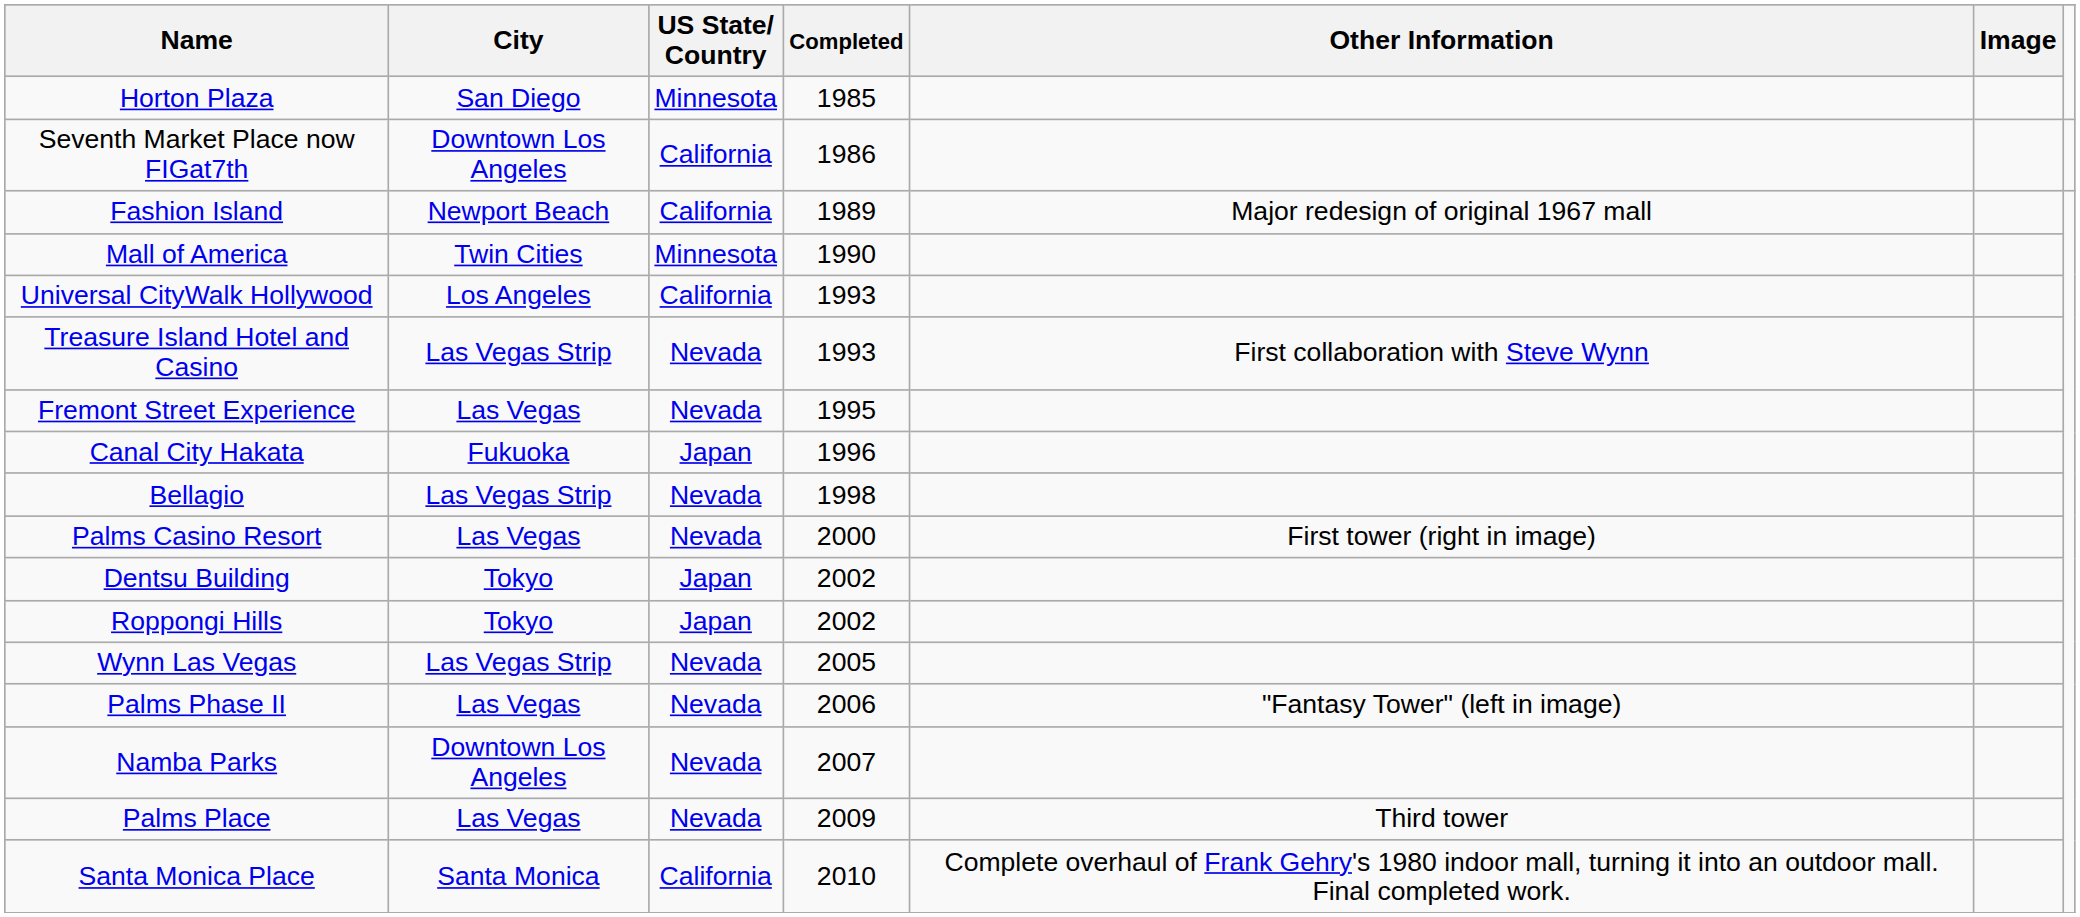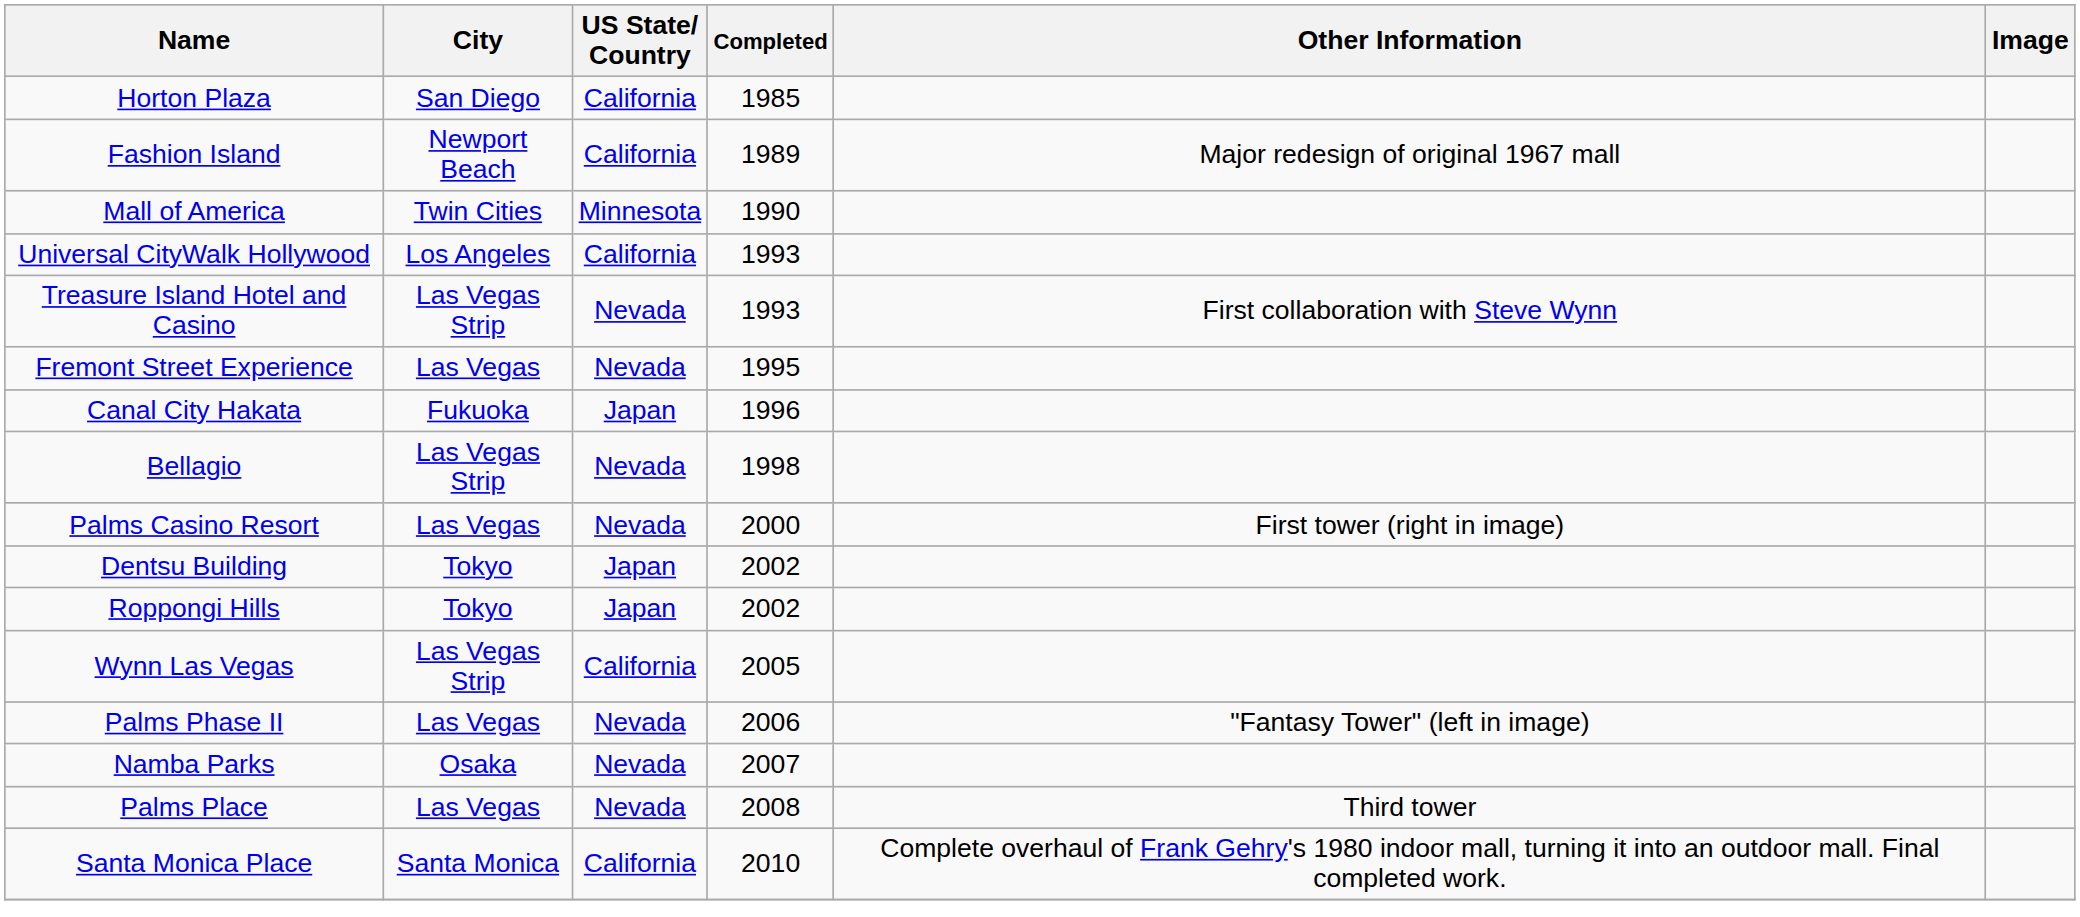(716, 97) Minnesota -> (640, 97) California
- row: (197, 154)
(716, 662) Nevada -> (640, 665) California
(518, 761) Downtown Los Angeles -> (478, 764) Osaka
(846, 819) 2009 -> (771, 806) 2008
